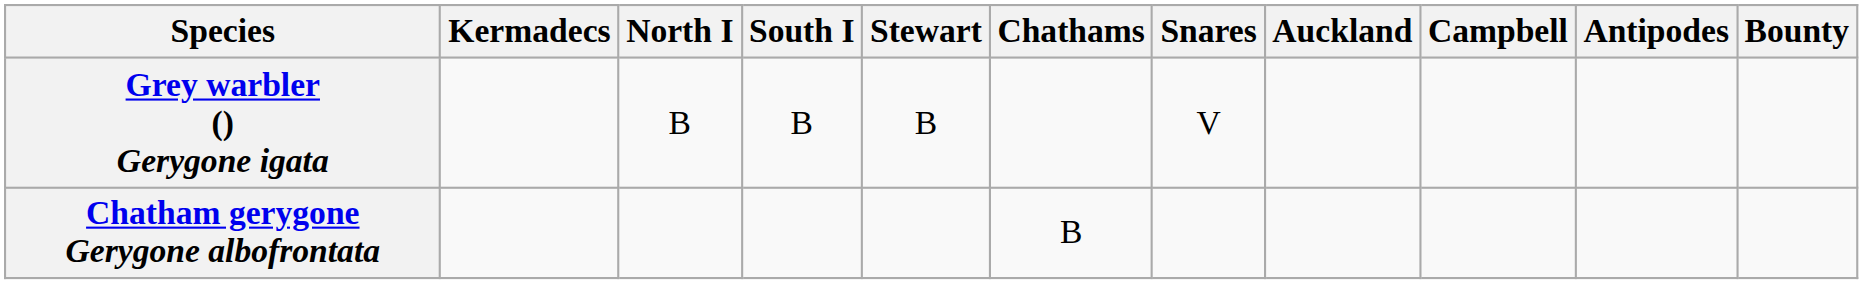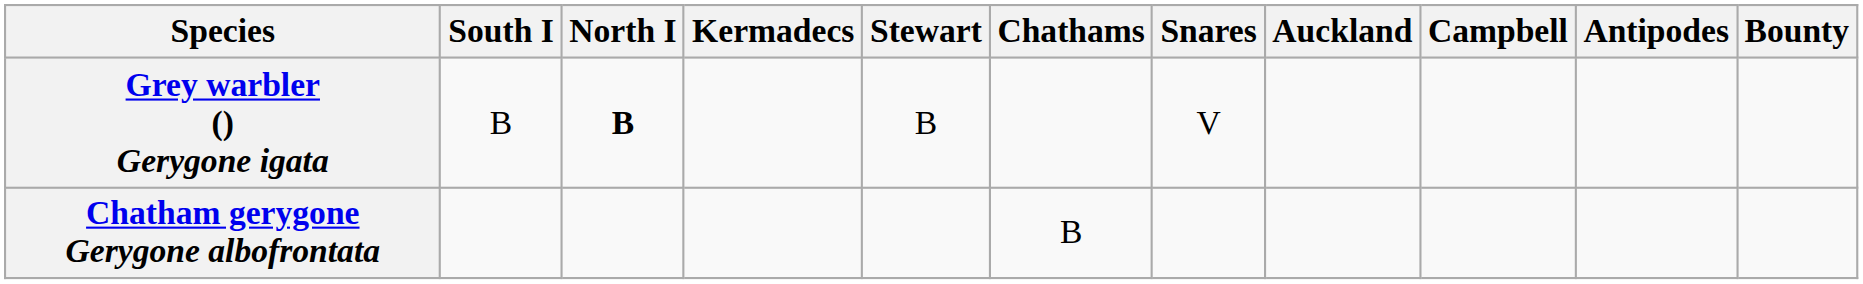columns swapped: (529, 31) <-> (802, 31)
(680, 122) normal -> (623, 122) bold
